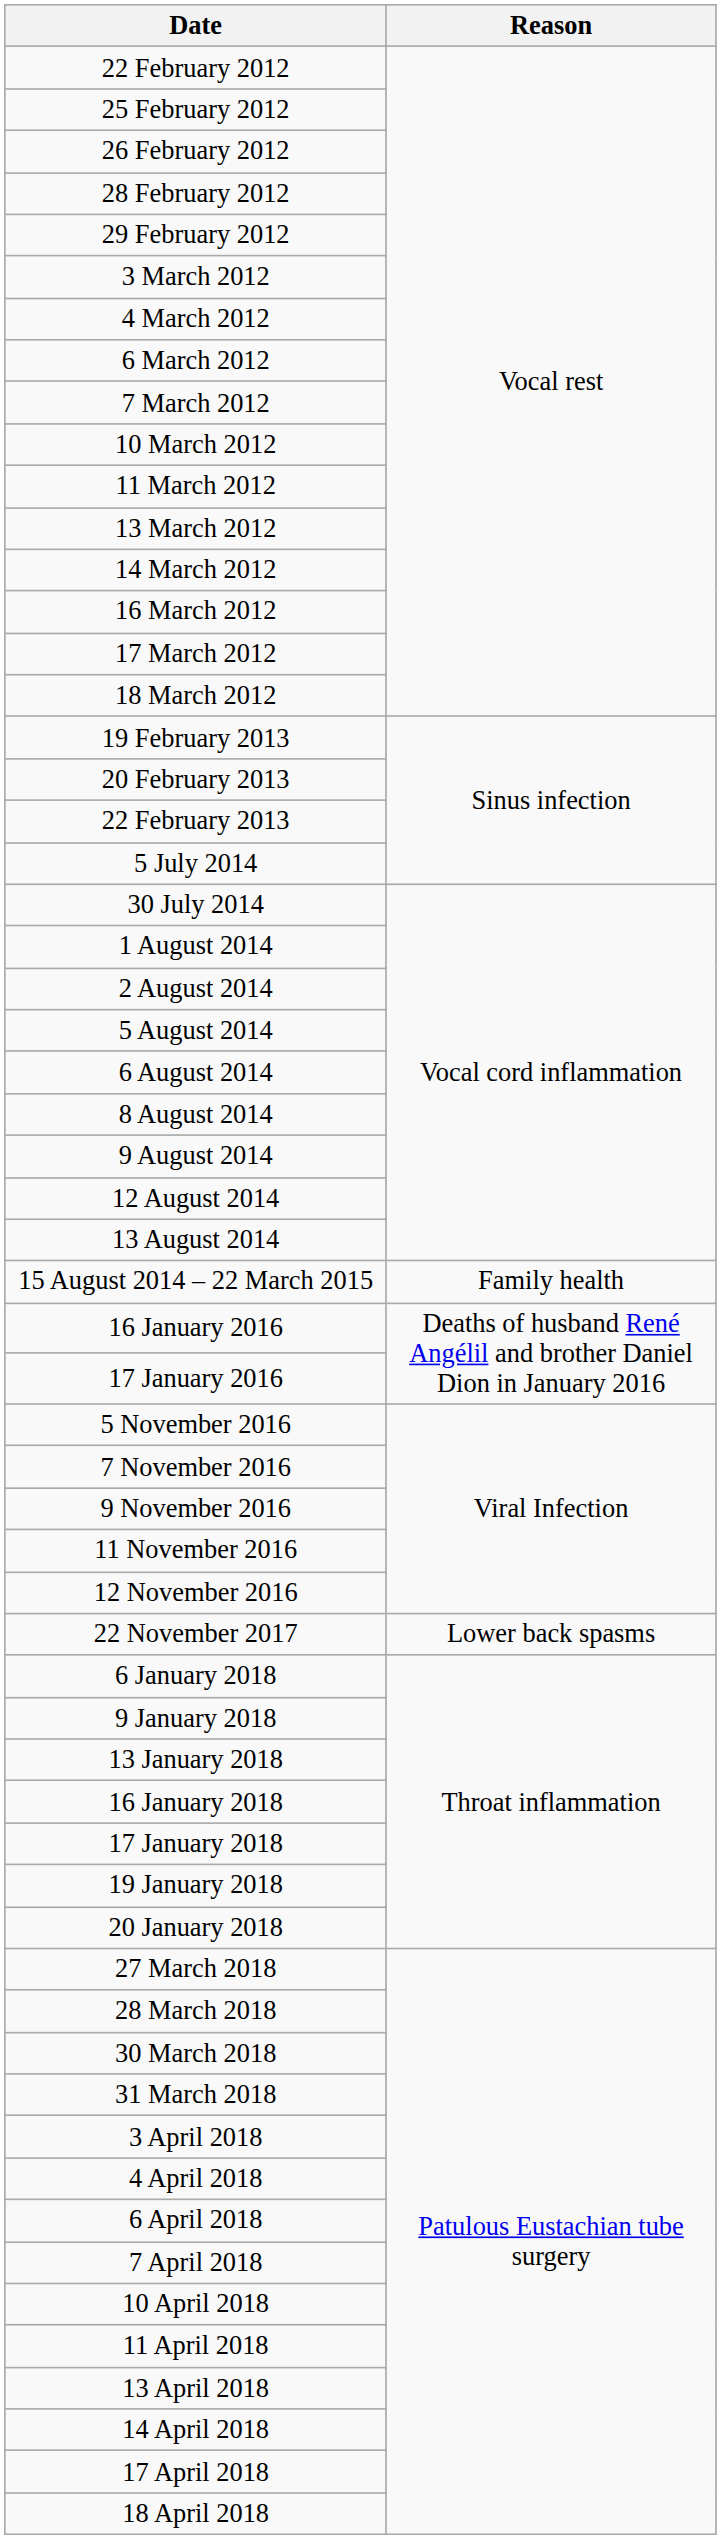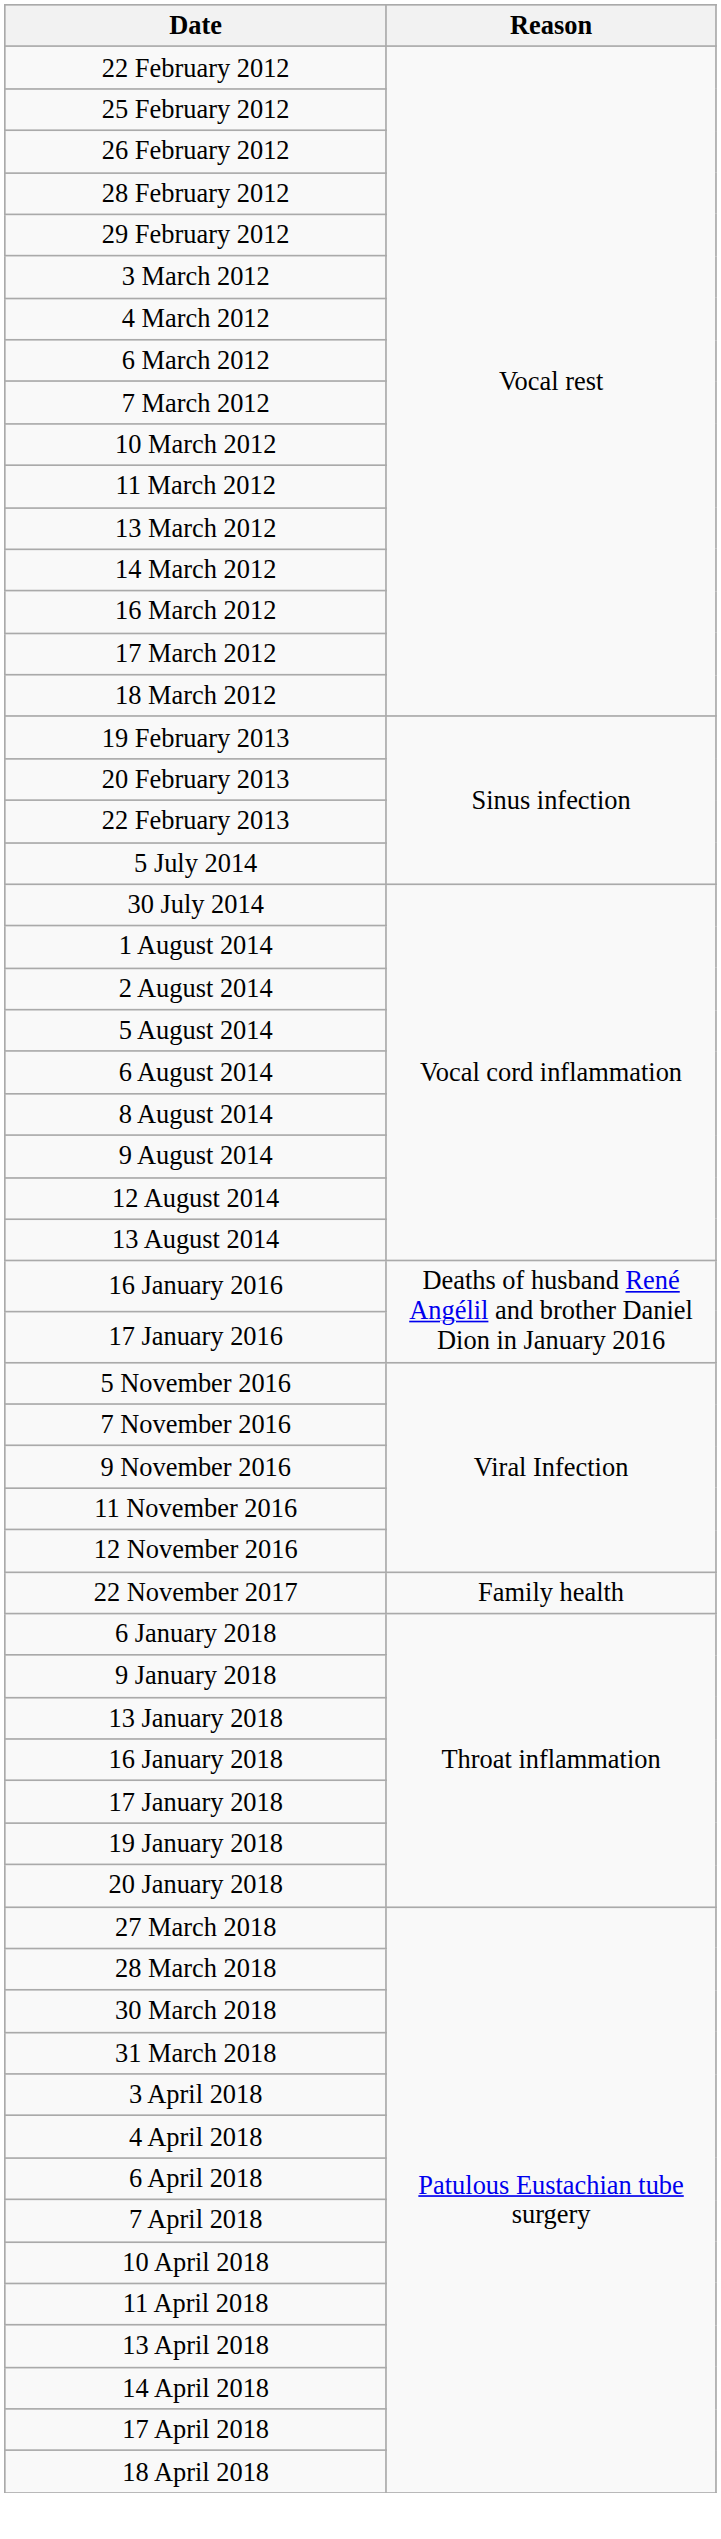- row: (196, 1281)
(551, 1633) Lower back spasms -> (551, 1592) Family health
